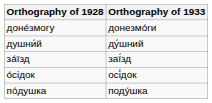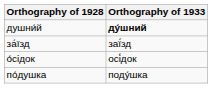- row: (30, 28)
(126, 43) normal -> (127, 28) bold
